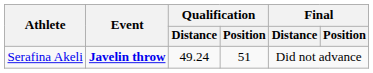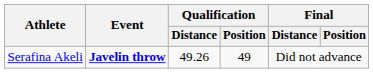(194, 57) 49.24 -> (194, 57) 49.26
(244, 57) 51 -> (244, 57) 49
